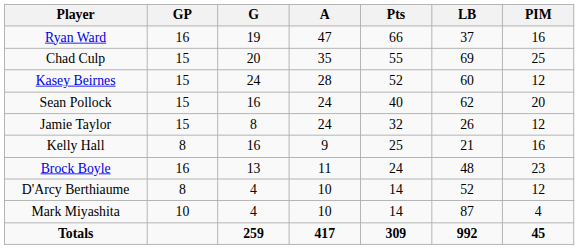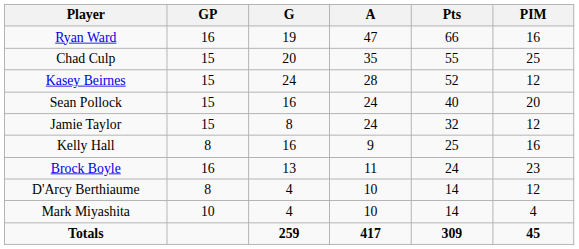- column: (467, 15)
